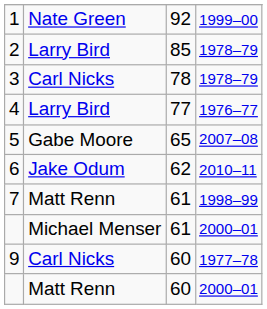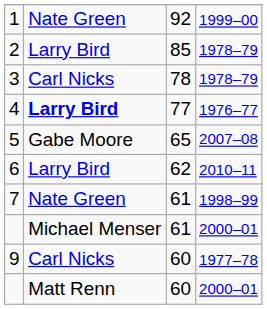(69, 109) normal -> (73, 109) bold
(76, 169) Jake Odum -> (69, 169) Larry Bird
(72, 199) Matt Renn -> (77, 199) Nate Green
